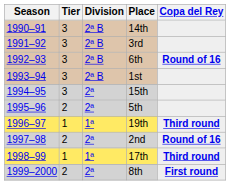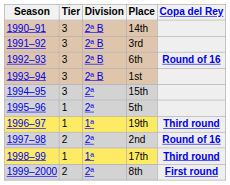(65, 108) 2 -> (65, 108) 1
